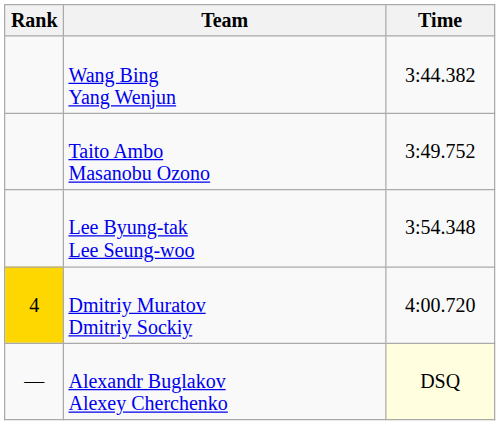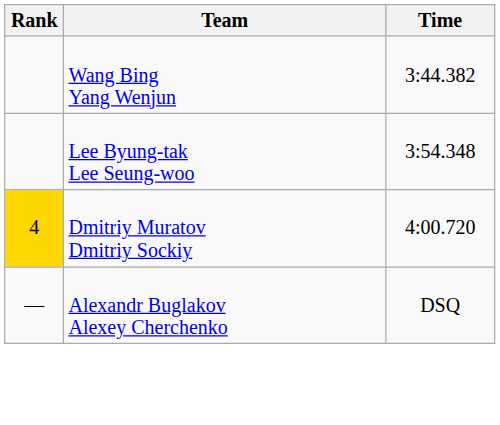- row: (139, 162)
(440, 381) lightyellow background -> (440, 304) no background
